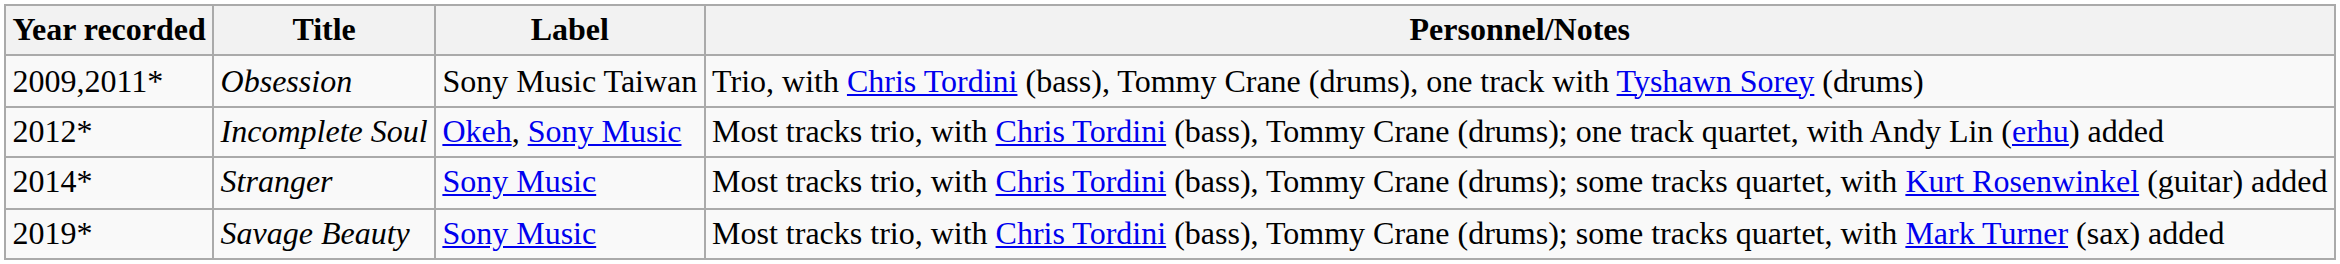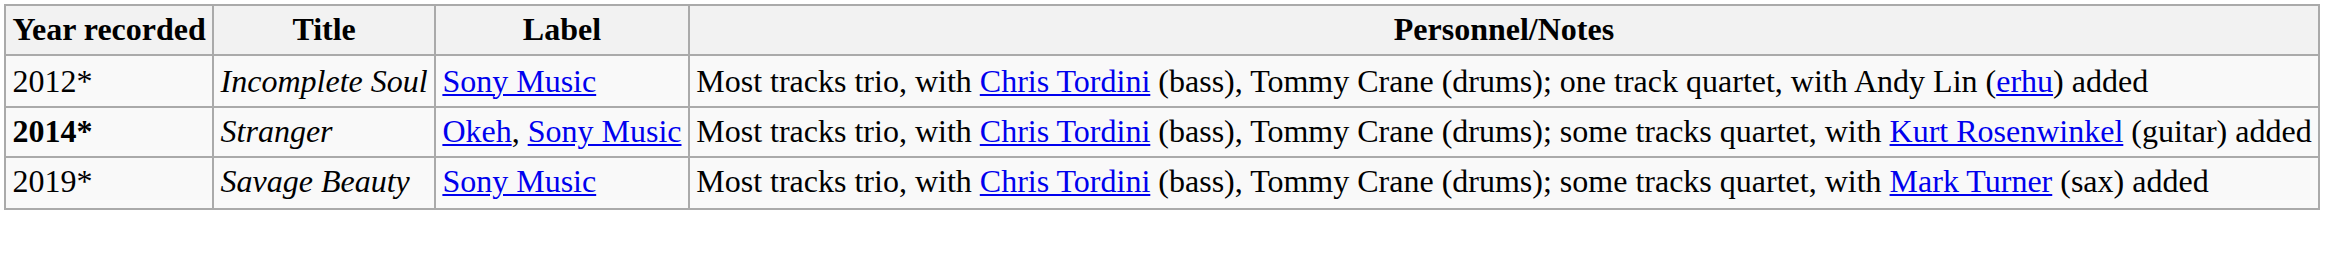- row: (286, 80)
(562, 131) Okeh, Sony Music -> (519, 80) Sony Music
(52, 182) normal -> (52, 131) bold
(519, 182) Sony Music -> (562, 131) Okeh, Sony Music
